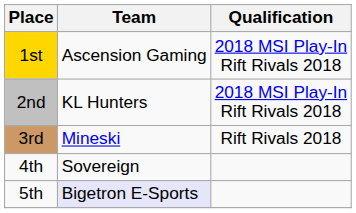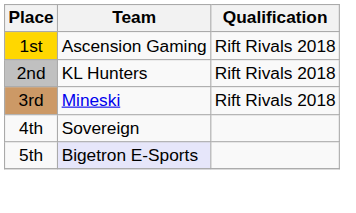(281, 55) 2018 MSI Play-In Rift Rivals 2018 -> (275, 45) Rift Rivals 2018
(281, 102) 2018 MSI Play-In Rift Rivals 2018 -> (275, 73) Rift Rivals 2018
